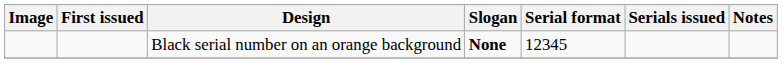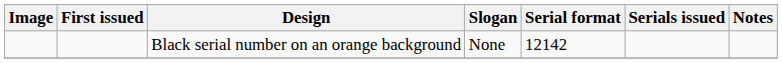(487, 44) bold -> (487, 44) normal
(546, 44) 12345 -> (546, 44) 12142
